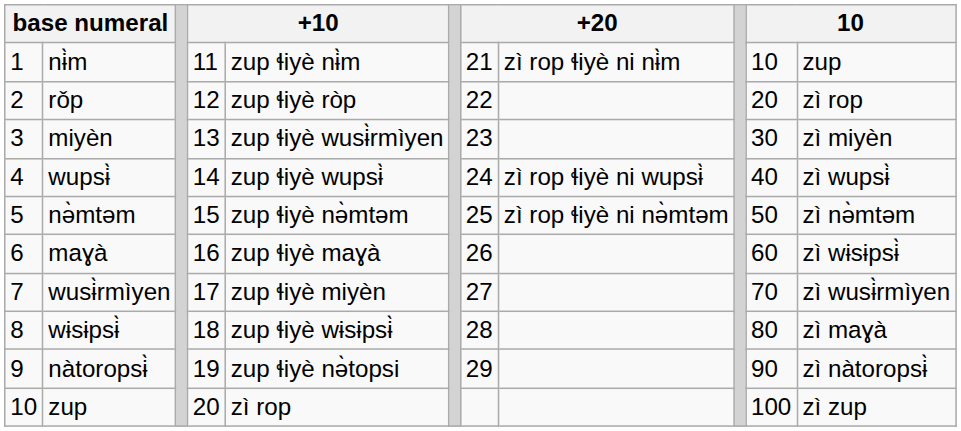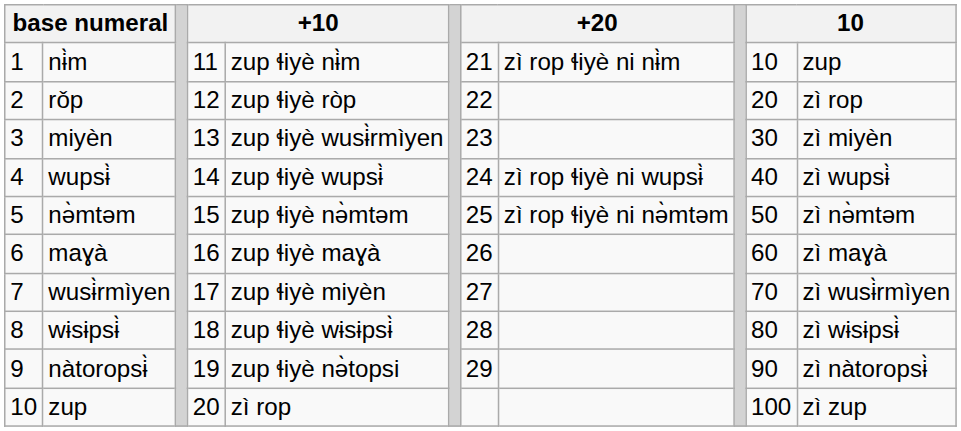(851, 253) zì wɨsɨpsɨ̀ -> (845, 253) zì maɣà
(845, 330) zì maɣà -> (851, 330) zì wɨsɨpsɨ̀
